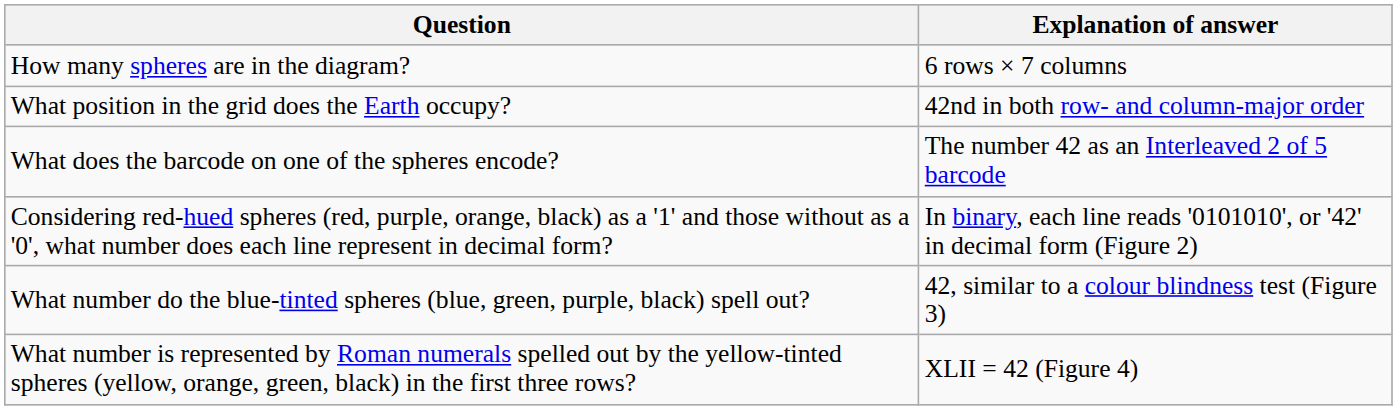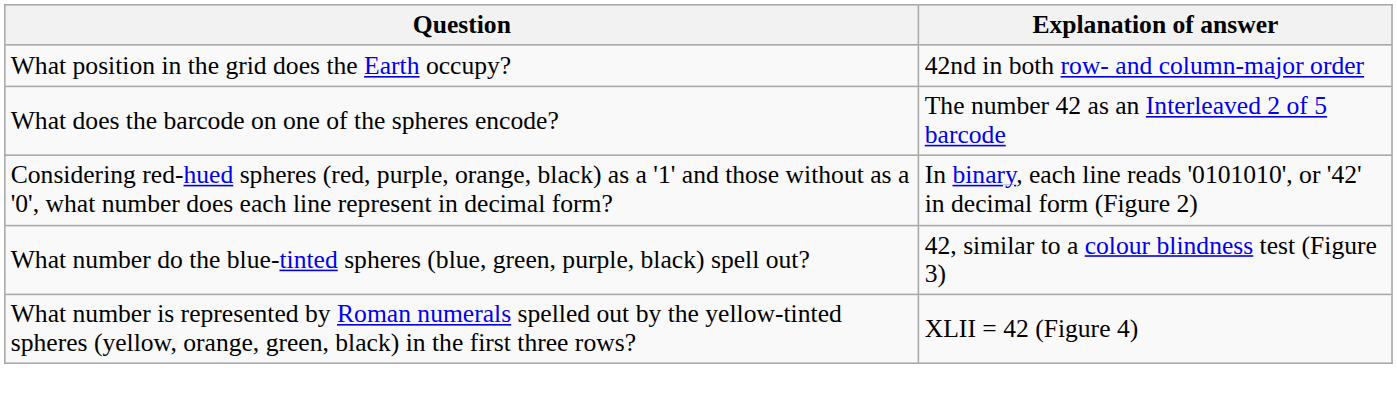- row: (210, 65)
